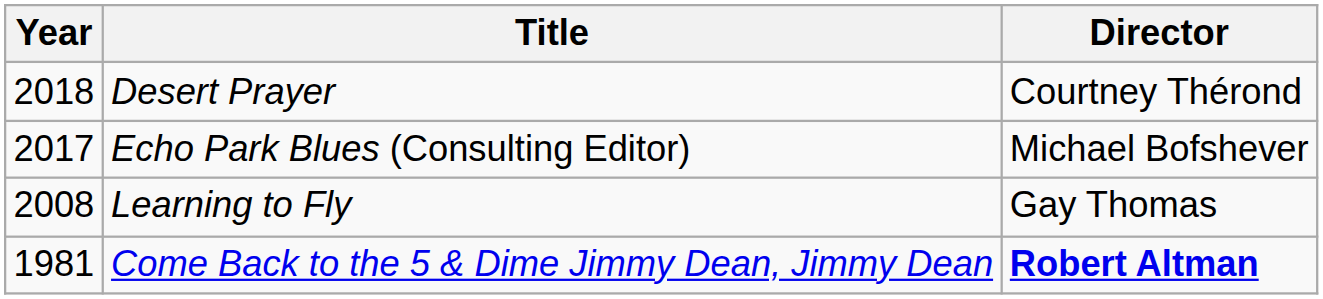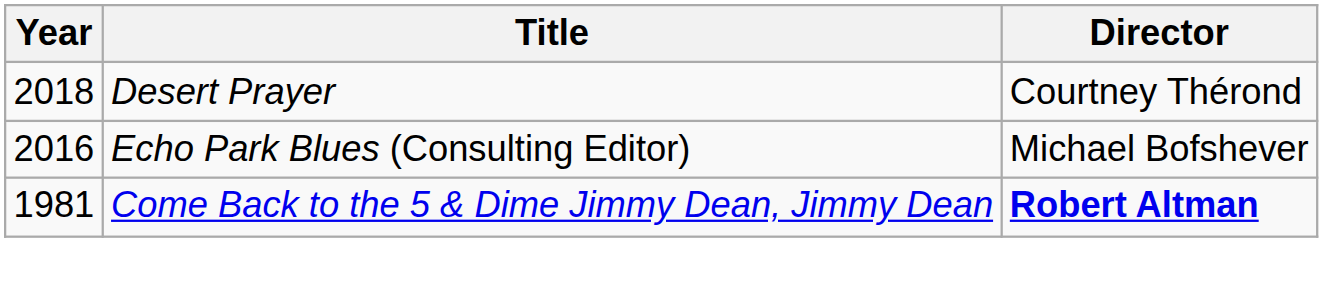(54, 148) 2017 -> (54, 148) 2016
- row: (231, 206)
